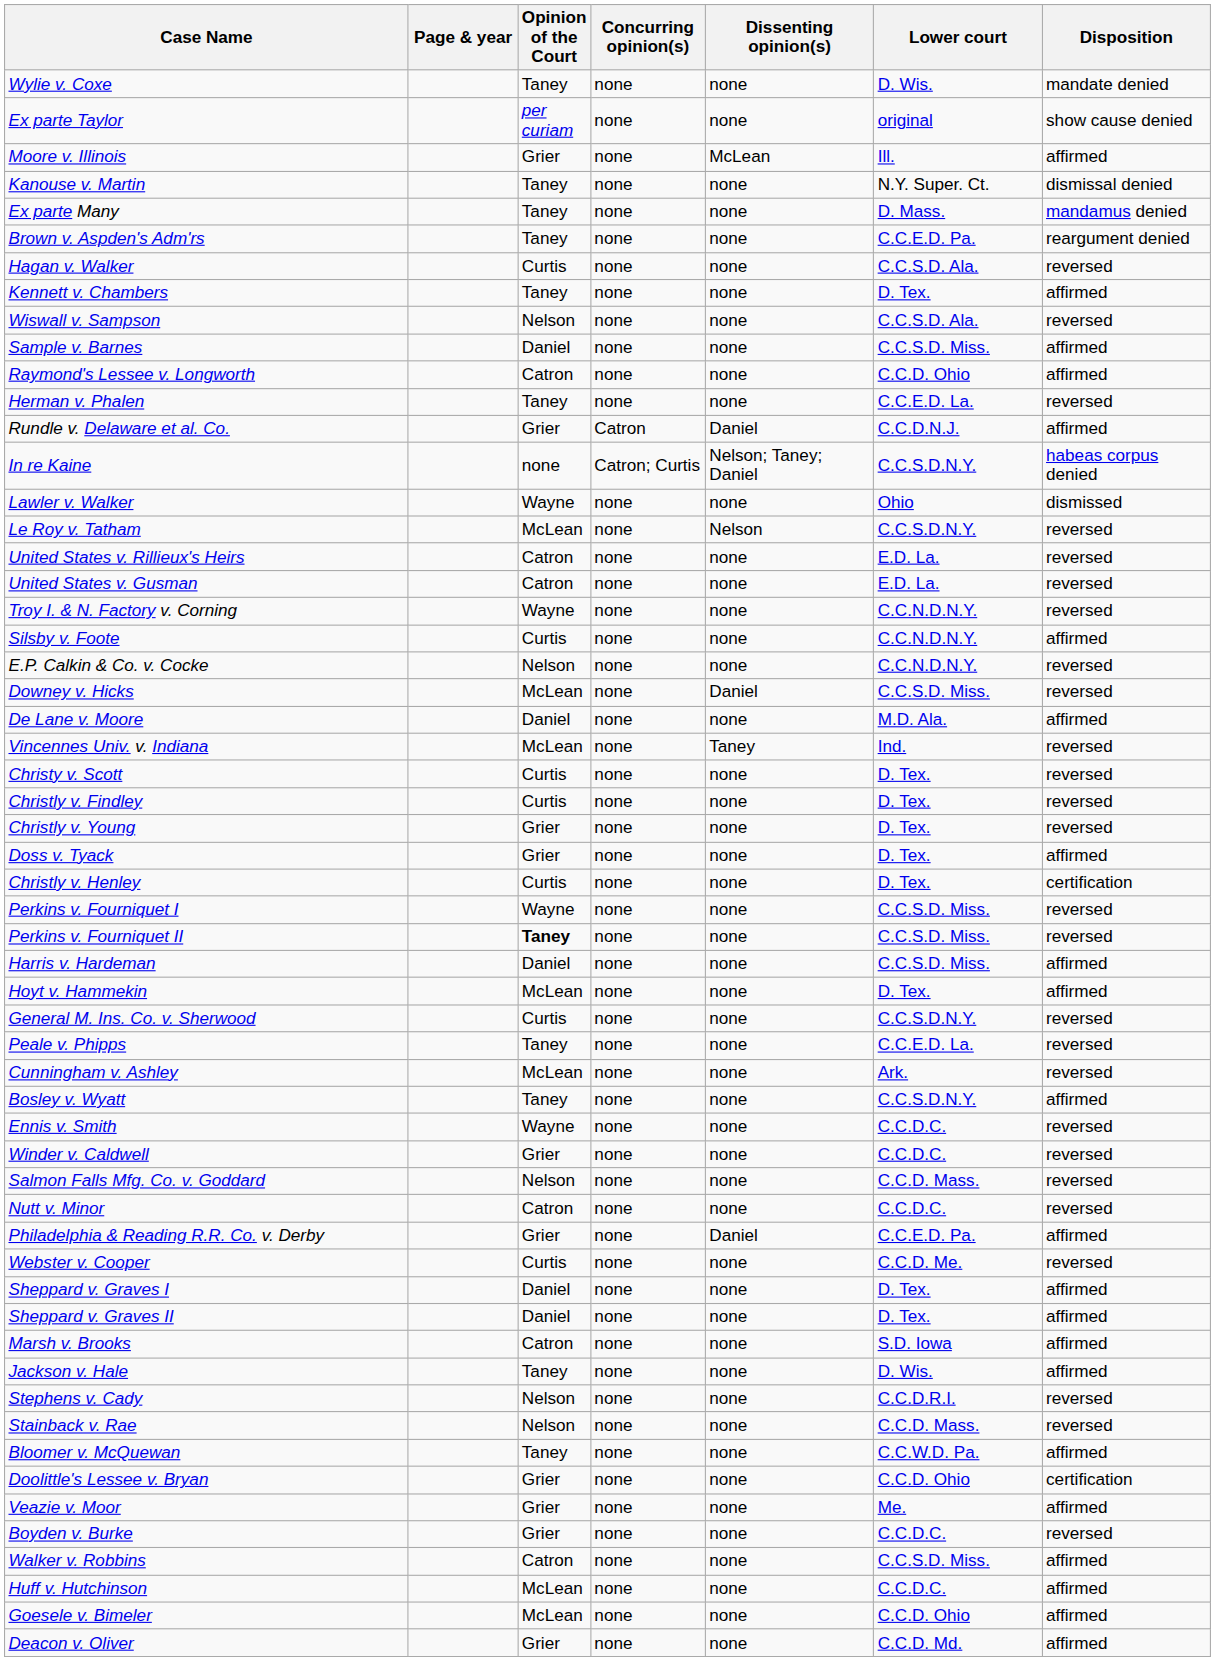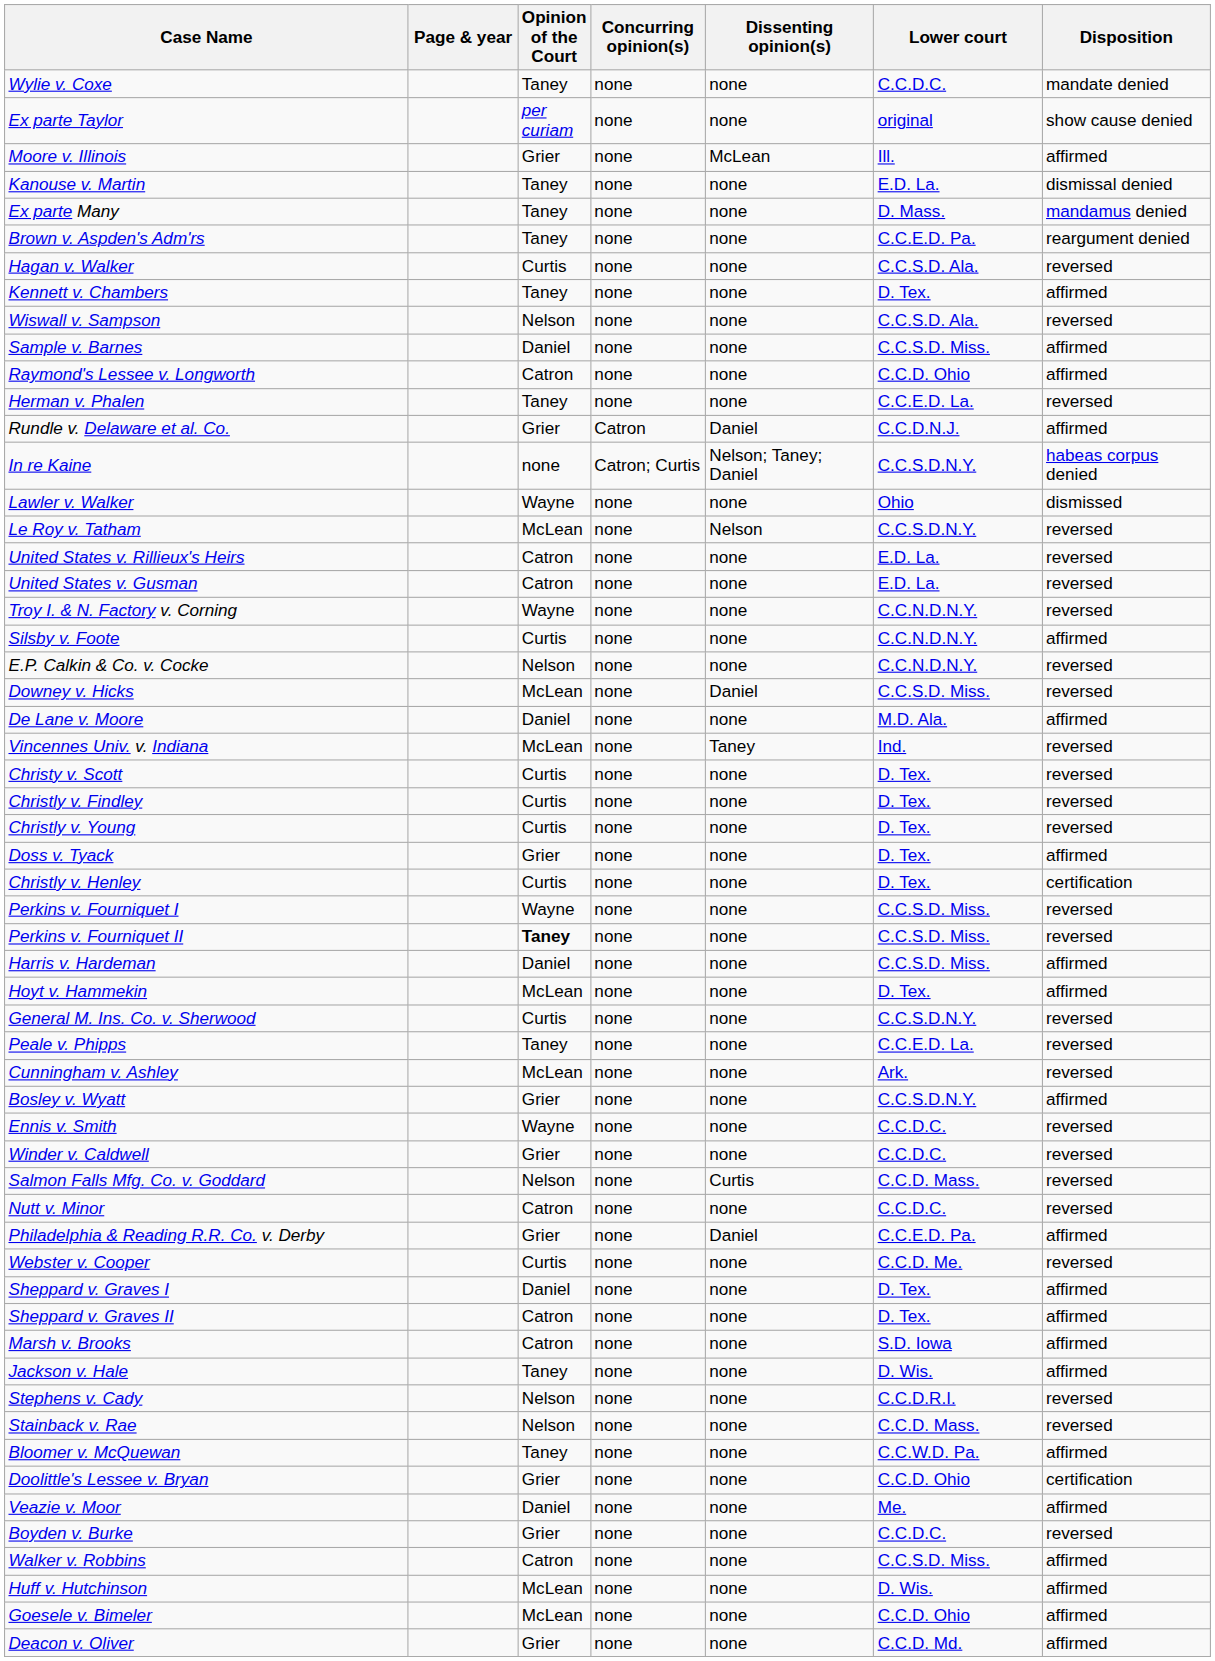(905, 83) D. Wis. -> (912, 83) C.C.D.C.
(934, 184) N.Y. Super. Ct. -> (909, 184) E.D. La.
(541, 828) Grier -> (544, 828) Curtis
(545, 1099) Taney -> (541, 1099) Grier
(728, 1181) none -> (732, 1181) Curtis
(546, 1316) Daniel -> (548, 1316) Catron
(541, 1506) Grier -> (546, 1506) Daniel
(912, 1588) C.C.D.C. -> (905, 1588) D. Wis.
